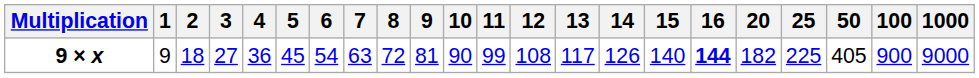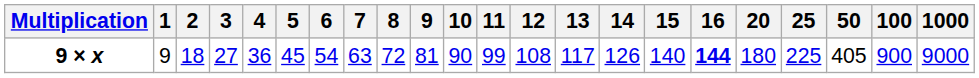(758, 55) 182 -> (758, 55) 180
